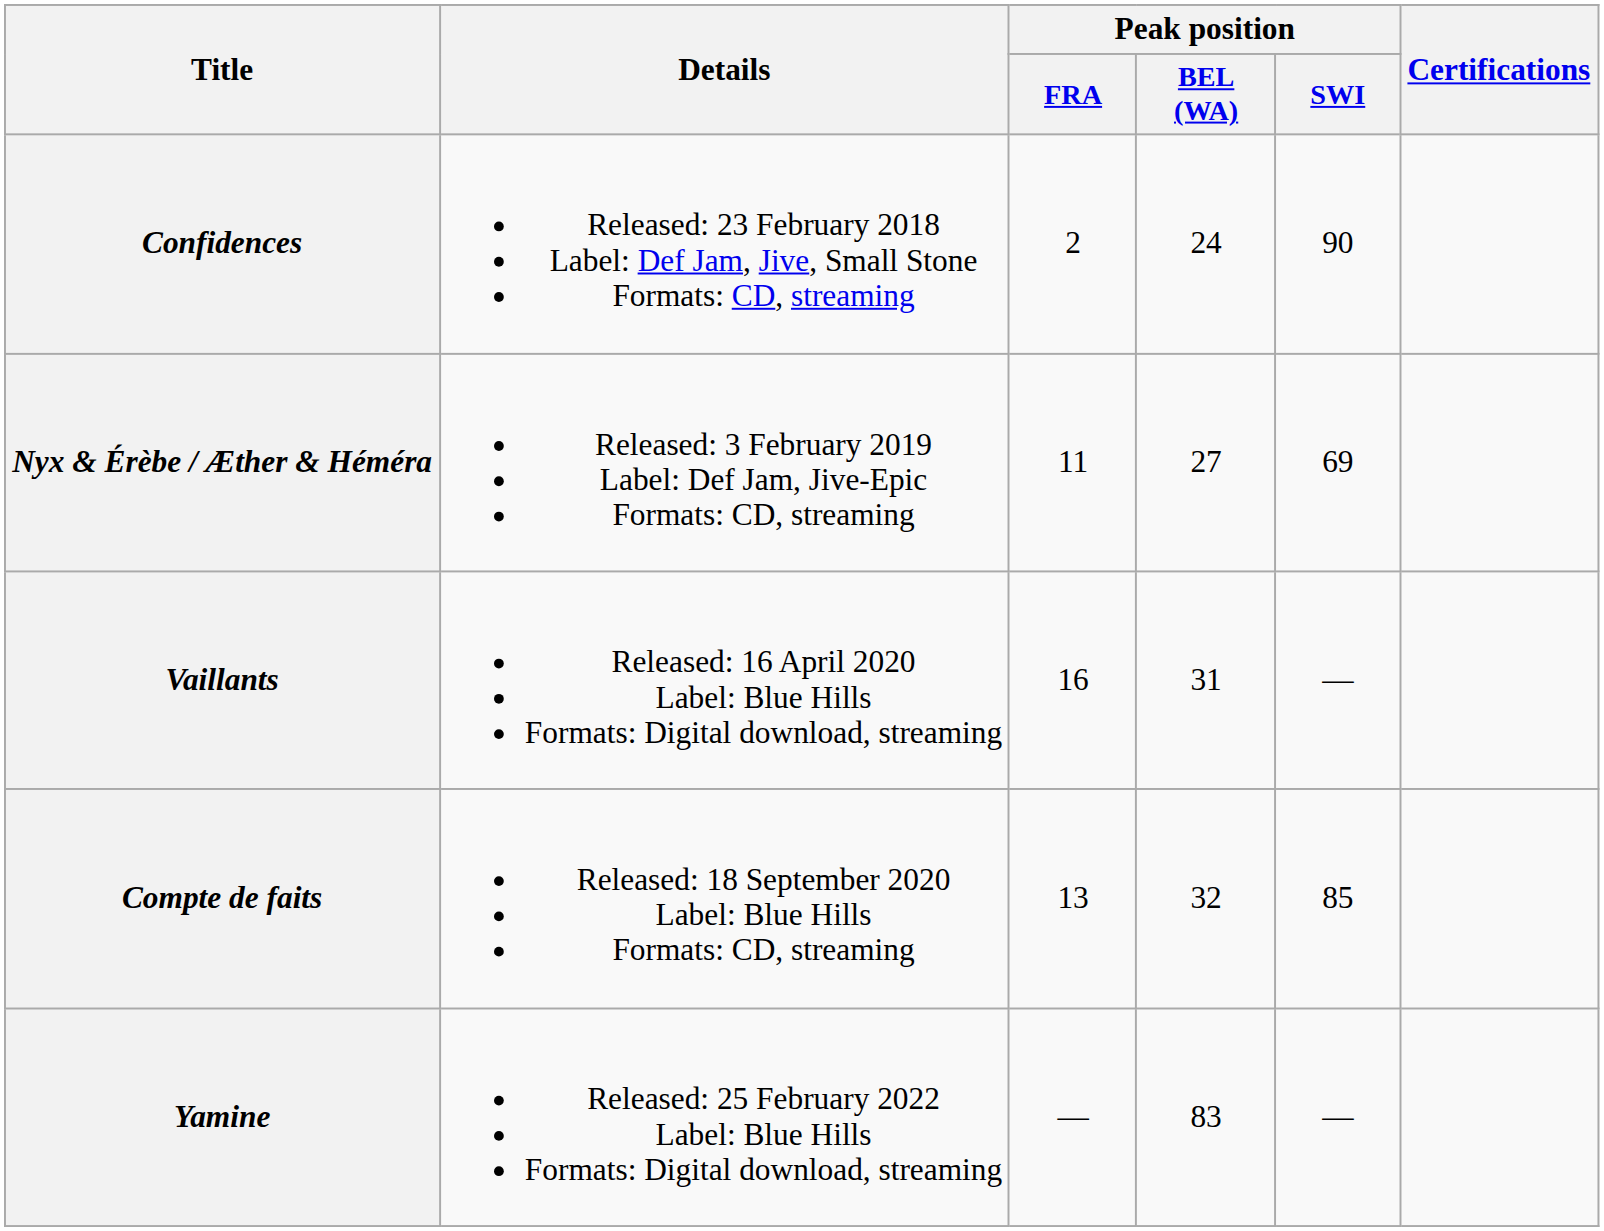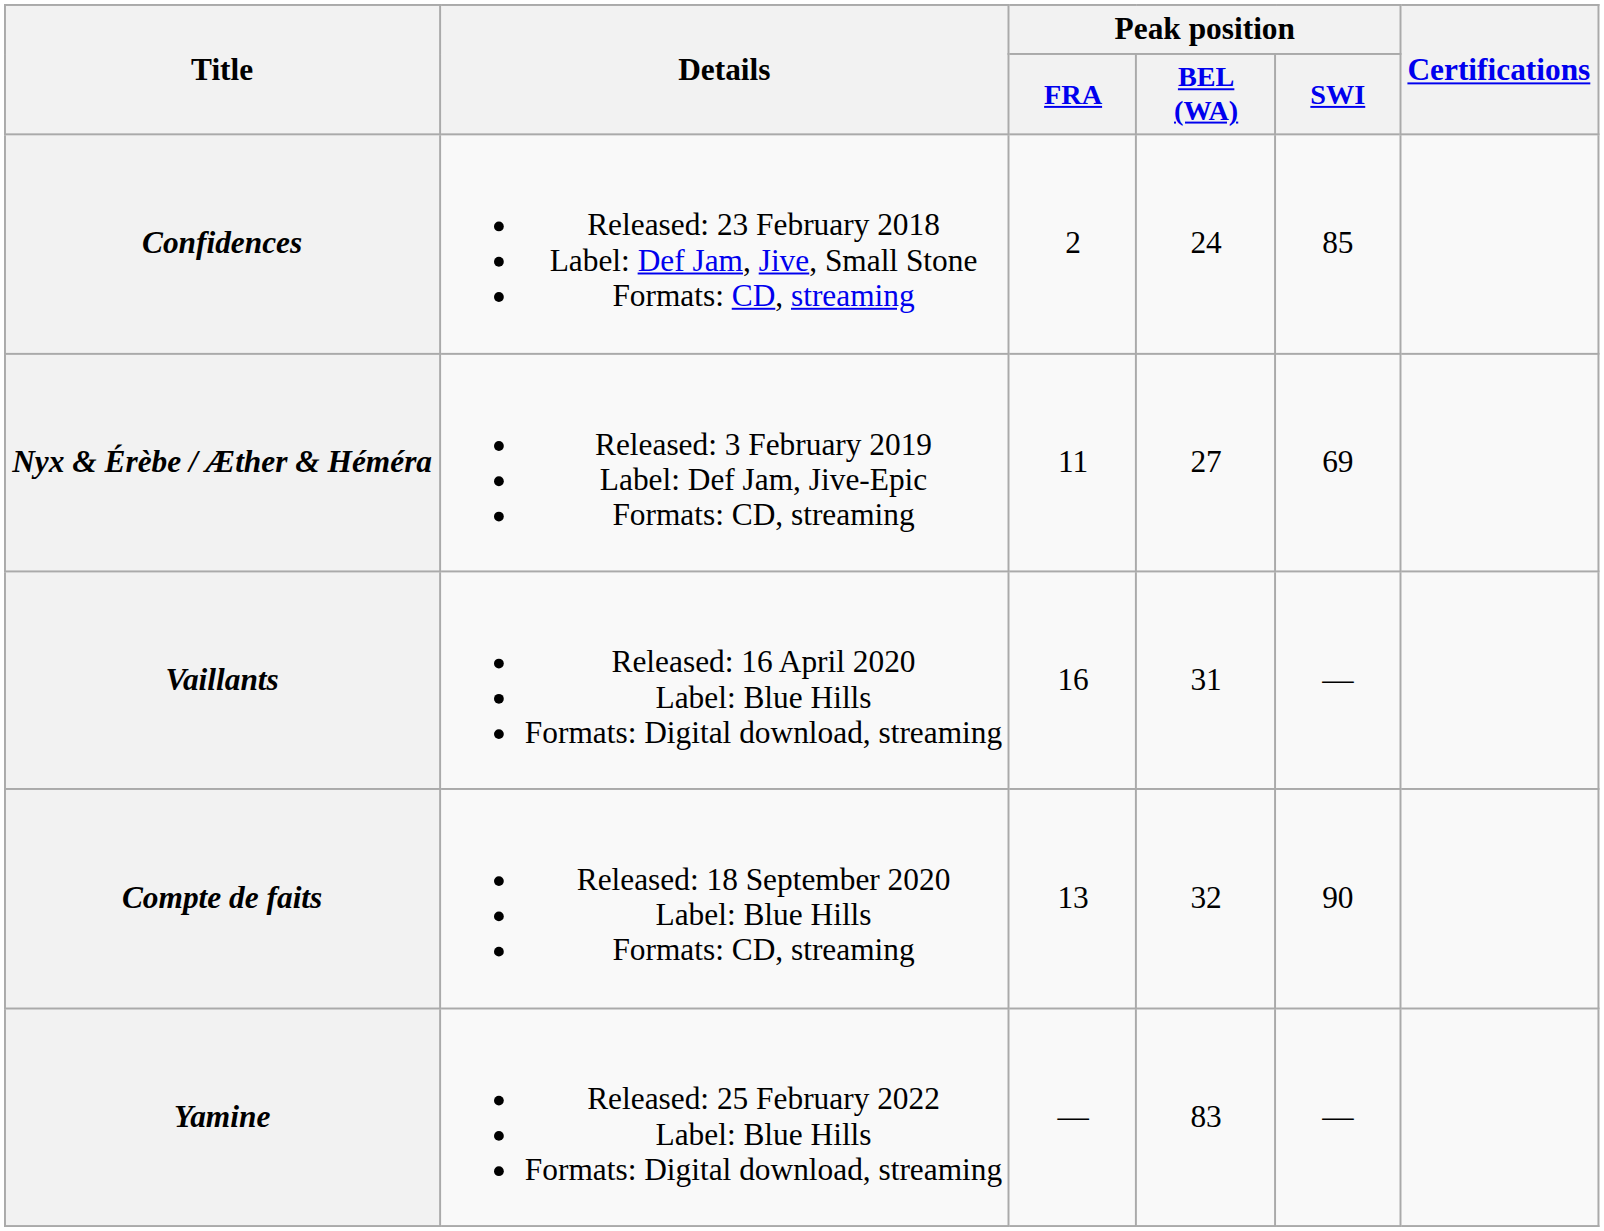(1338, 243) 90 -> (1338, 243) 85
(1338, 898) 85 -> (1338, 898) 90
